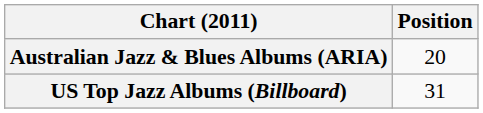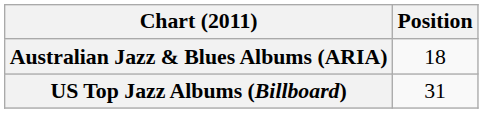(435, 56) 20 -> (435, 56) 18
